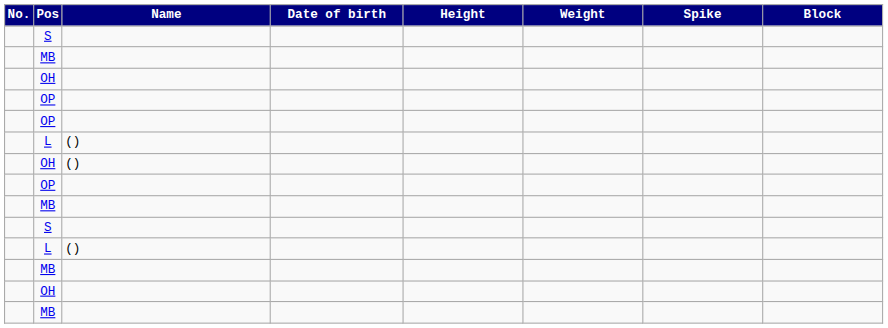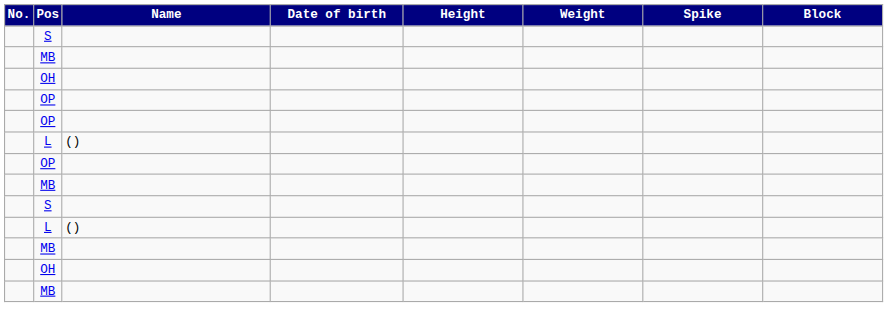- row: (48, 163)
